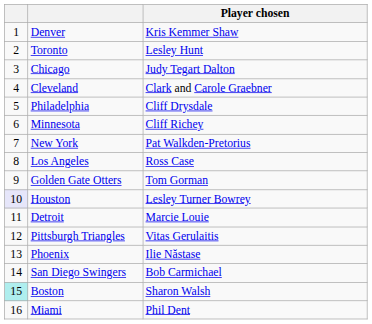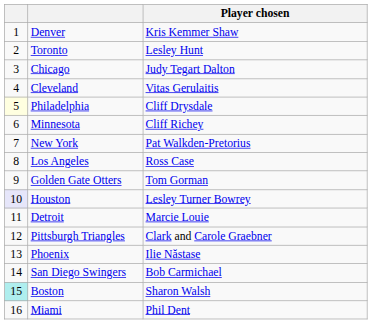(209, 87) Clark and Carole Graebner -> (182, 87) Vitas Gerulaitis
(16, 106) no background -> (16, 106) lightyellow background
(182, 236) Vitas Gerulaitis -> (209, 236) Clark and Carole Graebner
